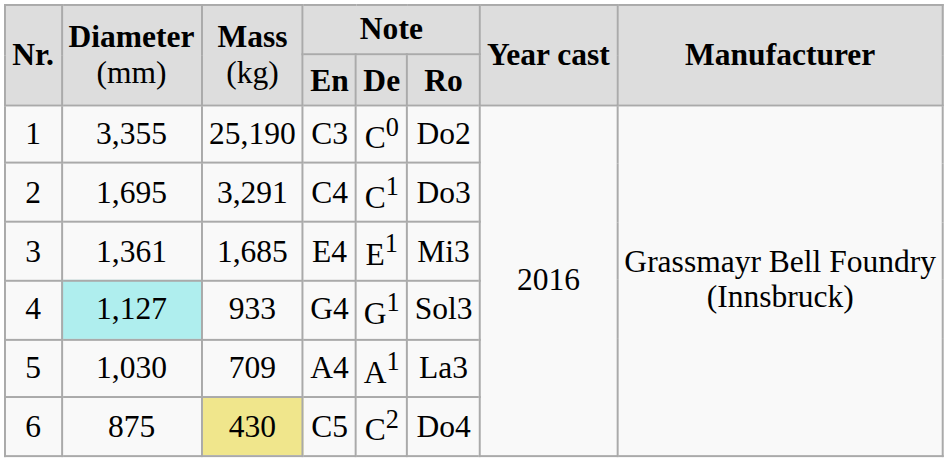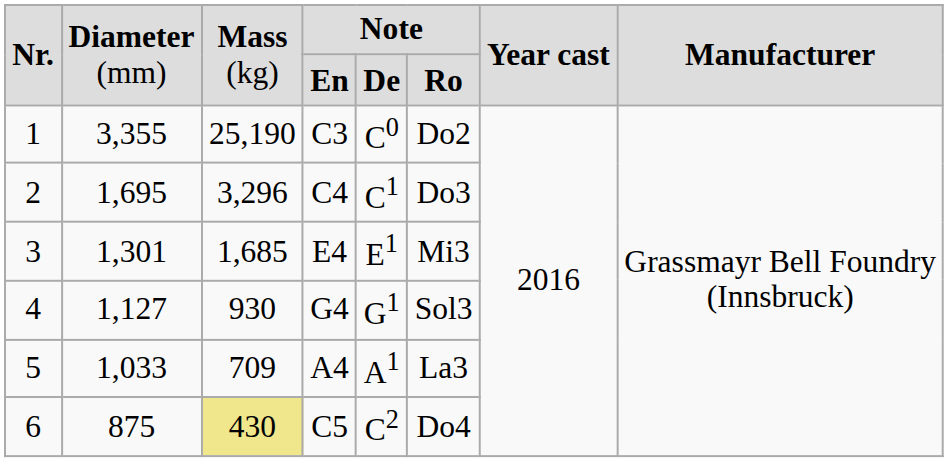(252, 192) 3,291 -> (252, 192) 3,296
(132, 250) 1,361 -> (132, 250) 1,301
(132, 309) paleturquoise background -> (132, 309) no background
(252, 309) 933 -> (252, 309) 930
(132, 367) 1,030 -> (132, 367) 1,033
